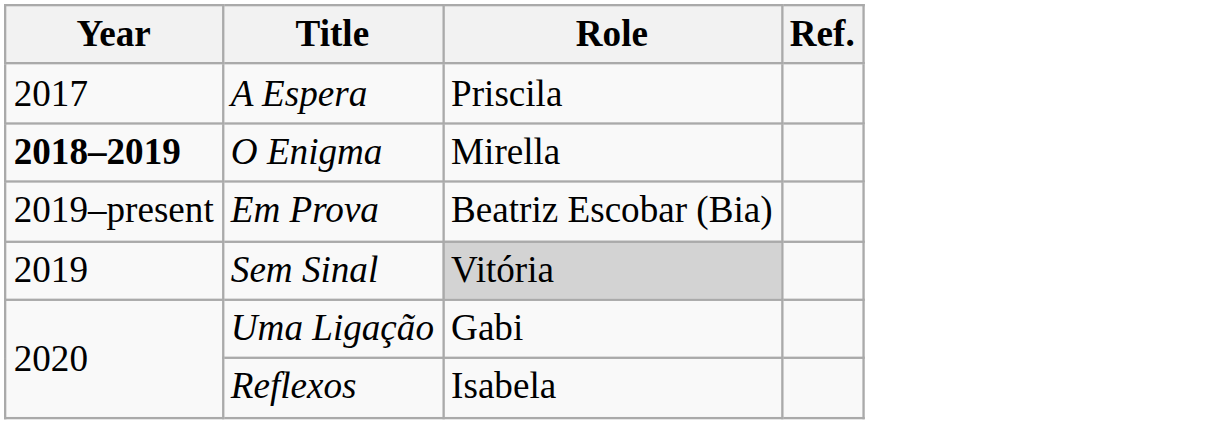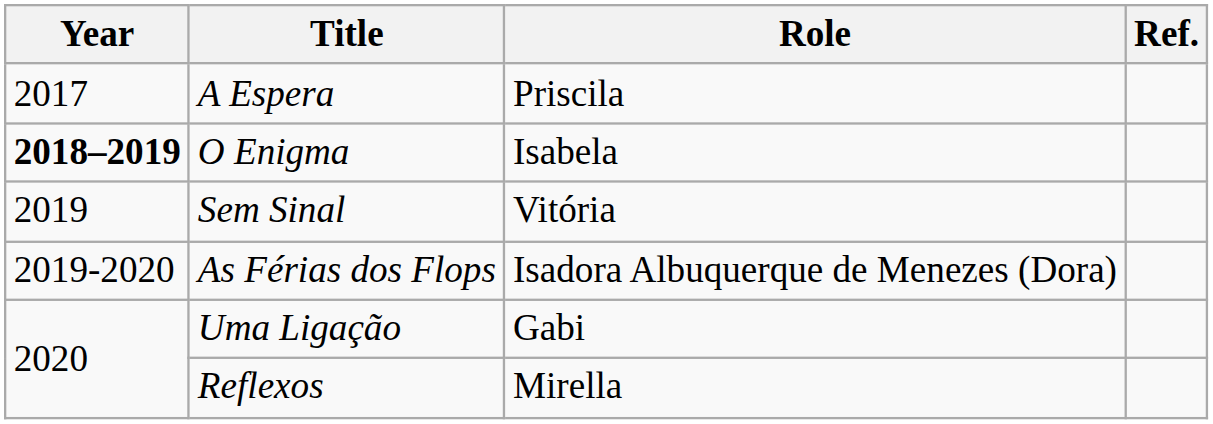(506, 151) Mirella -> (566, 151) Isabela
- row: (305, 210)
(503, 269) lightgrey background -> (564, 210) no background
+ row: (347, 269)
(504, 387) Isabela -> (568, 387) Mirella
